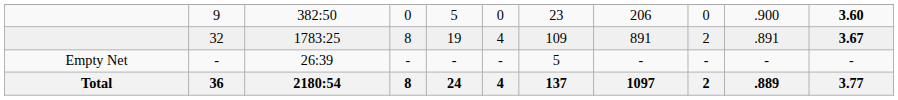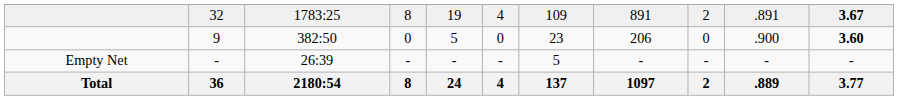rows swapped: (217, 15) <-> (217, 38)
